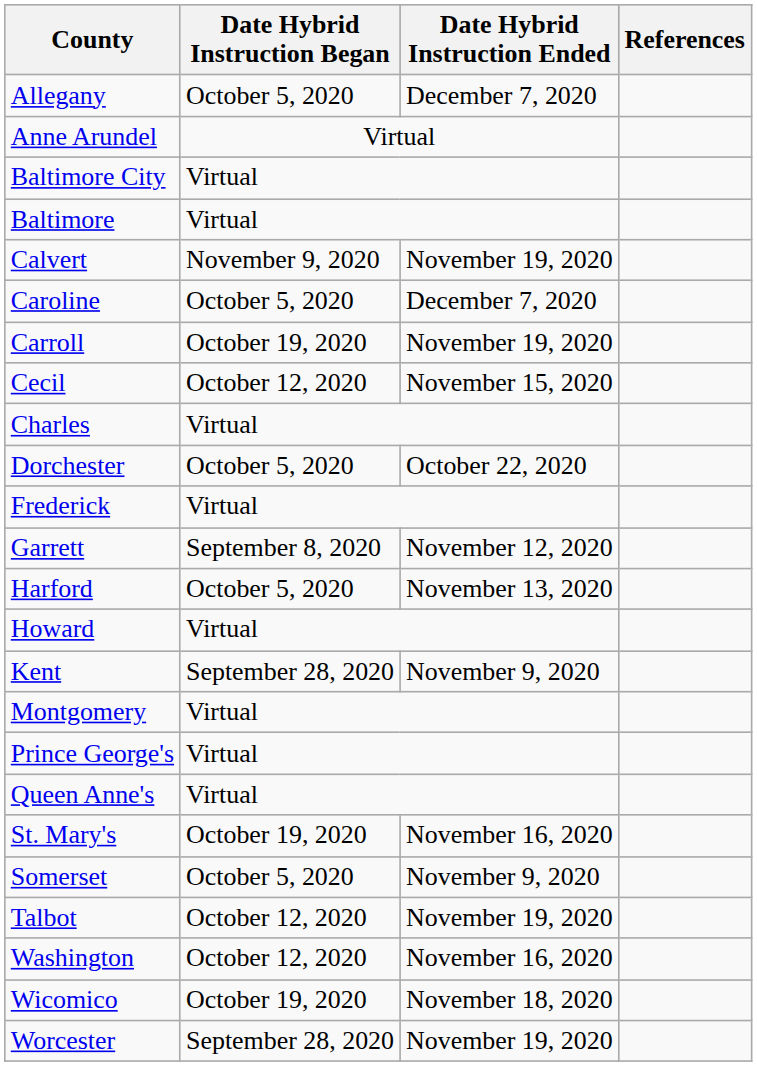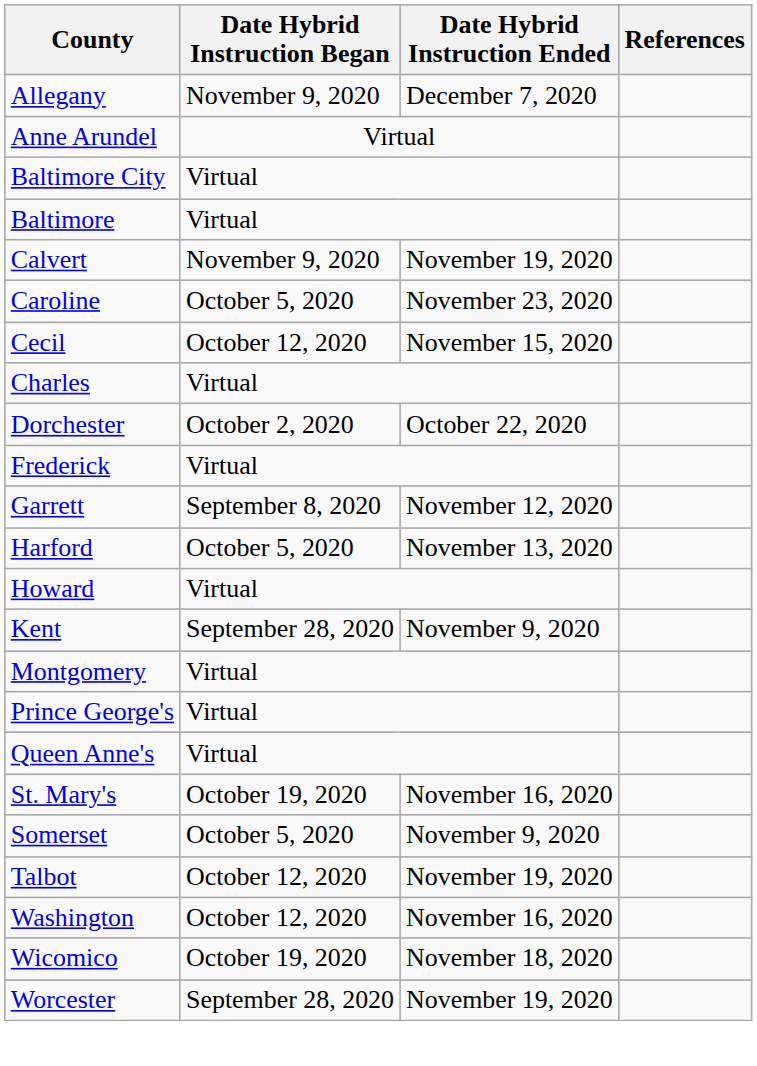(270, 95) October 5, 2020 -> (283, 95) November 9, 2020
(501, 300) December 7, 2020 -> (509, 300) November 23, 2020
- row: (47, 341)
(270, 465) October 5, 2020 -> (270, 424) October 2, 2020
